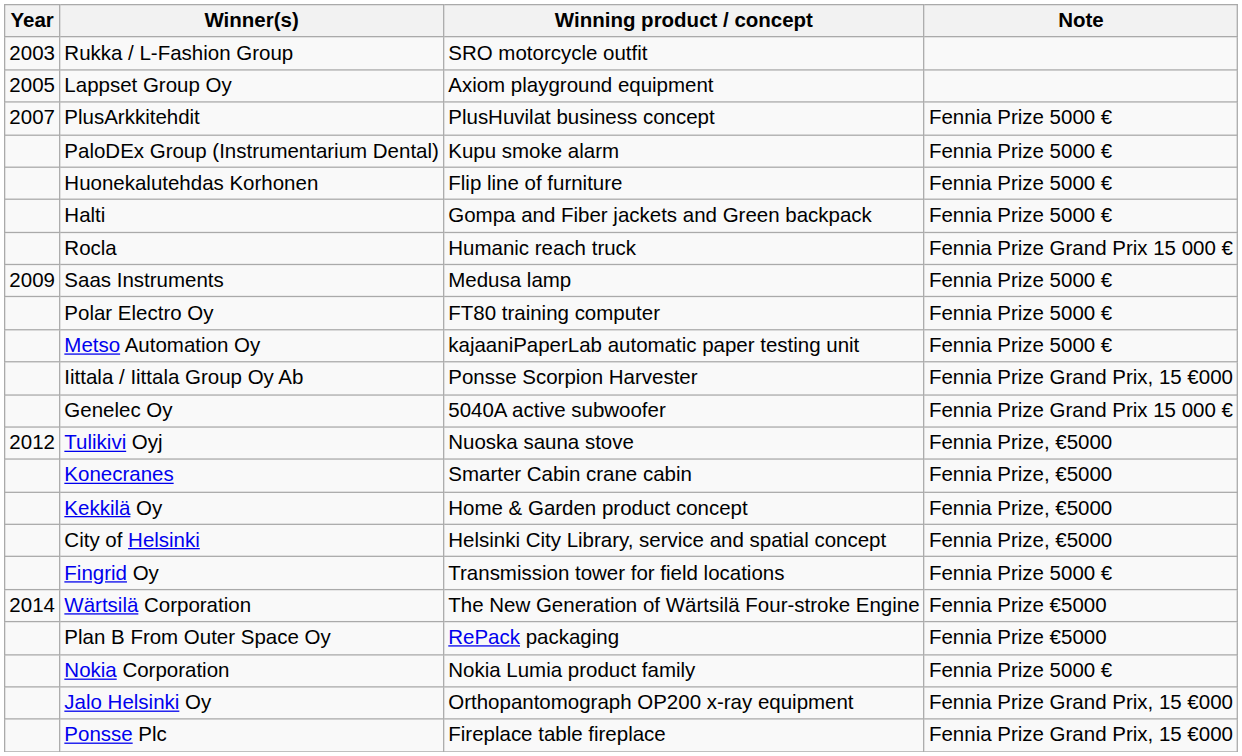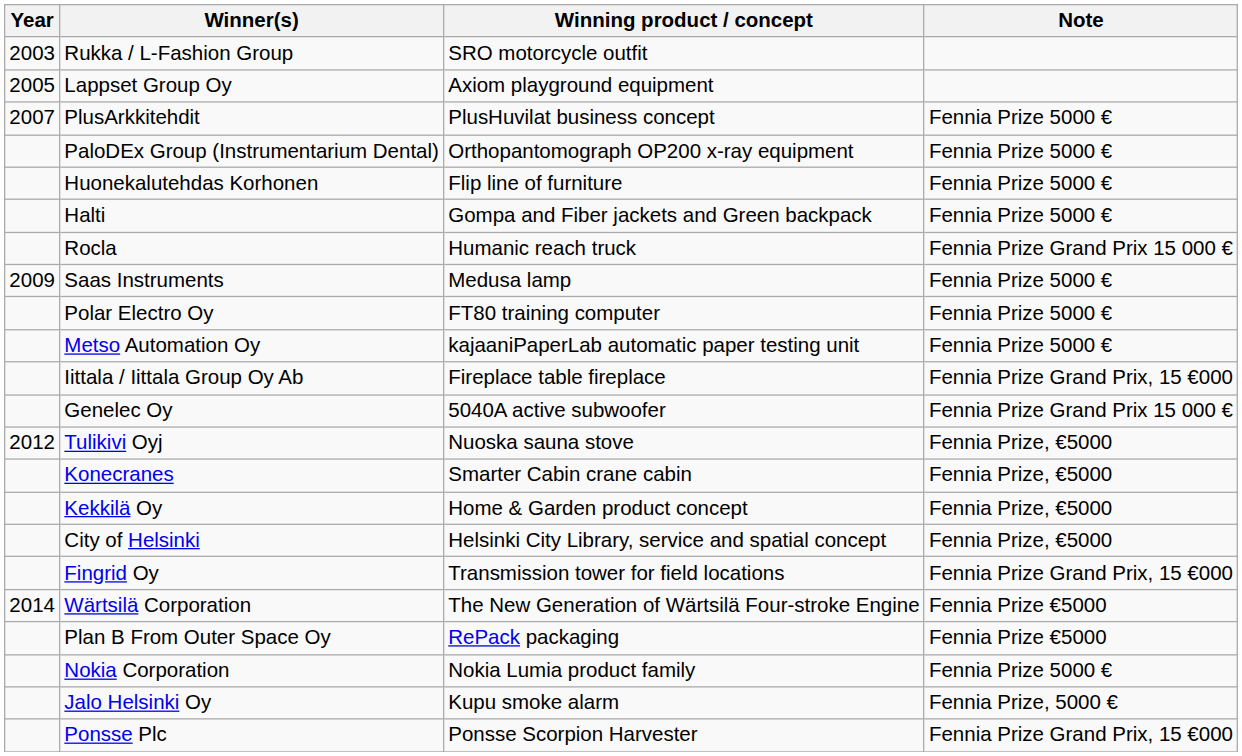(534, 150) Kupu smoke alarm -> (651, 150) Orthopantomograph OP200 x-ray equipment
(573, 378) Ponsse Scorpion Harvester -> (557, 378) Fireplace table fireplace
(1021, 572) Fennia Prize 5000 € -> (1081, 572) Fennia Prize Grand Prix, 15 €000
(651, 702) Orthopantomograph OP200 x-ray equipment -> (534, 702) Kupu smoke alarm
(1081, 702) Fennia Prize Grand Prix, 15 €000 -> (1023, 702) Fennia Prize, 5000 €
(557, 735) Fireplace table fireplace -> (573, 735) Ponsse Scorpion Harvester
